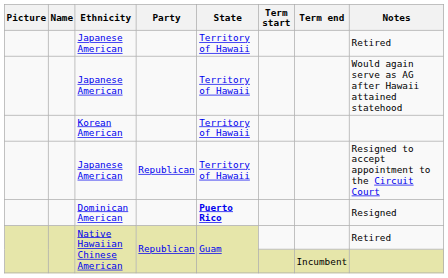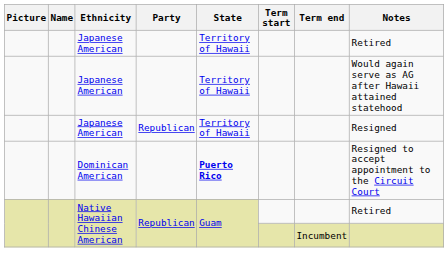- row: (100, 128)
(391, 170) Resigned to accept appointment to the Circuit Court -> (374, 128) Resigned
(374, 212) Resigned -> (391, 170) Resigned to accept appointment to the Circuit Court
